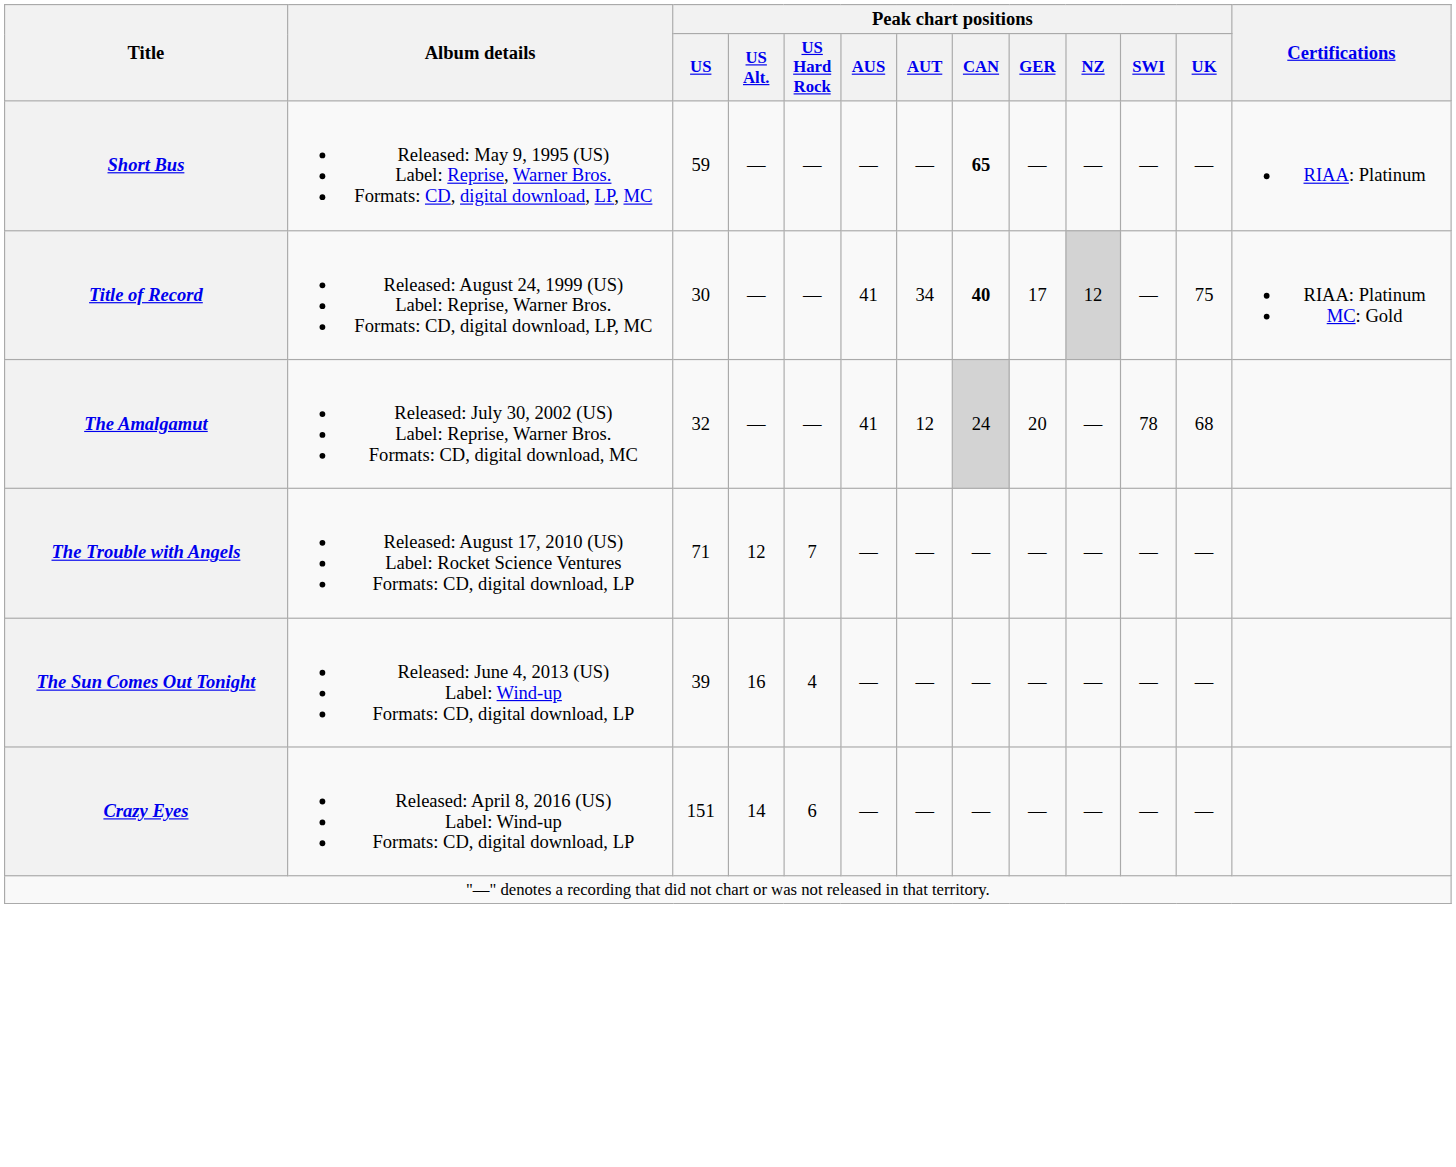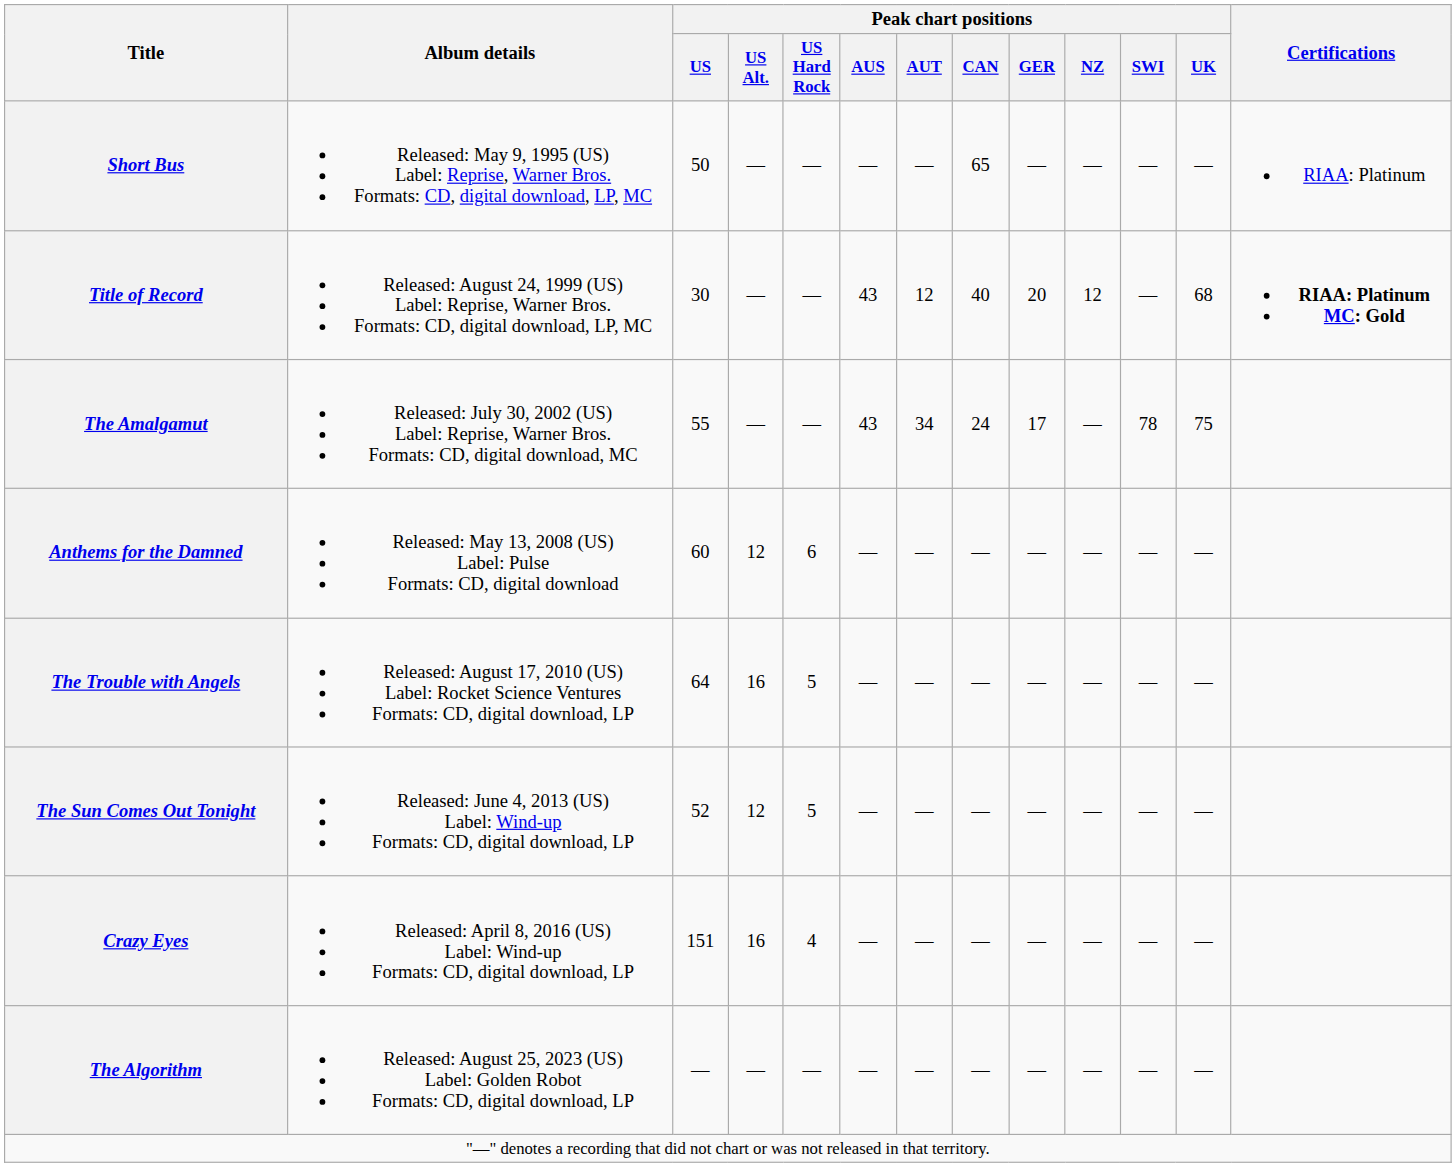(701, 165) 59 -> (700, 165) 50
(981, 165) bold -> (981, 165) normal
(868, 294) 41 -> (868, 294) 43
(925, 294) 34 -> (924, 294) 12
(981, 294) bold -> (981, 294) normal
(1037, 294) 17 -> (1037, 294) 20
(1093, 294) lightgrey background -> (1093, 294) no background
(1204, 294) 75 -> (1204, 294) 68
(1341, 305) normal -> (1341, 305) bold
(701, 423) 32 -> (700, 423) 55
(868, 423) 41 -> (868, 423) 43
(925, 423) 12 -> (924, 423) 34
(981, 423) lightgrey background -> (981, 423) no background
(1037, 423) 20 -> (1037, 423) 17
(1204, 423) 68 -> (1204, 423) 75
+ row: (146, 553)
(701, 553) 71 -> (700, 682) 64
(756, 553) 12 -> (756, 682) 16
(812, 553) 7 -> (812, 682) 5
(701, 682) 39 -> (700, 811) 52
(756, 682) 16 -> (756, 811) 12
(812, 682) 4 -> (812, 811) 5
(756, 811) 14 -> (756, 940) 16
(812, 811) 6 -> (812, 940) 4
+ row: (146, 1069)
